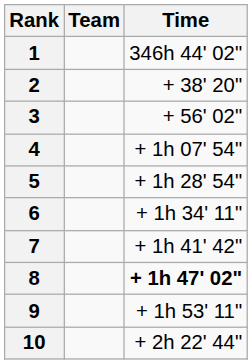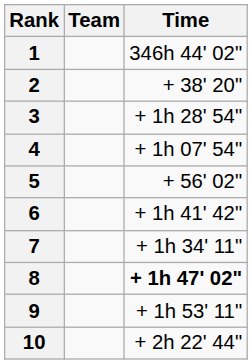(202, 117) + 56' 02" -> (188, 117) + 1h 28' 54"
(188, 181) + 1h 28' 54" -> (202, 181) + 56' 02"
(189, 213) + 1h 34' 11" -> (188, 213) + 1h 41' 42"
(188, 246) + 1h 41' 42" -> (189, 246) + 1h 34' 11"
